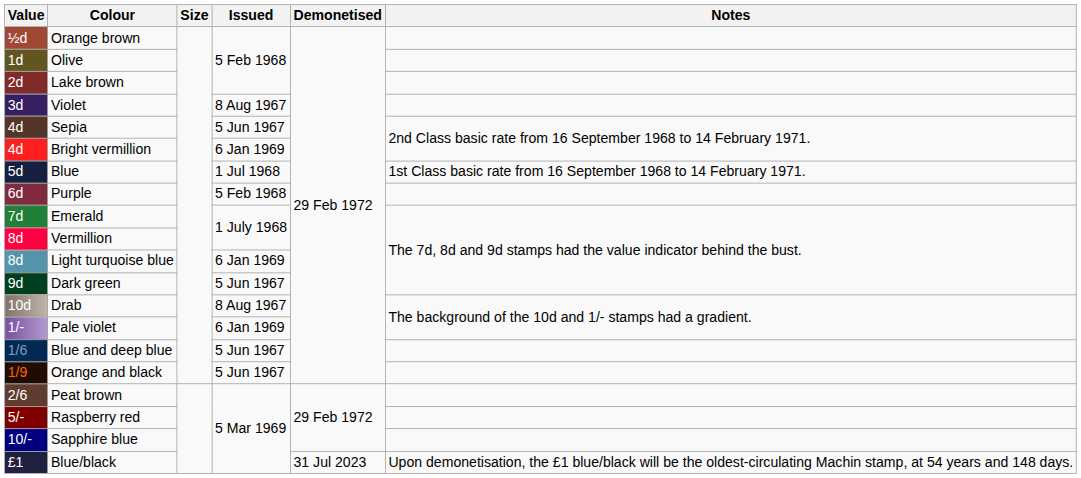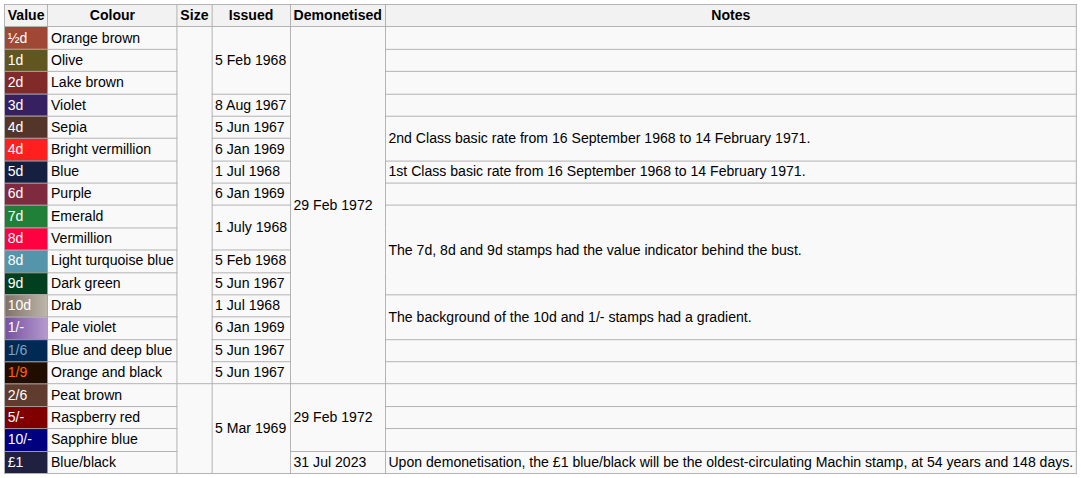(251, 194) 5 Feb 1968 -> (250, 194) 6 Jan 1969
(250, 261) 6 Jan 1969 -> (251, 261) 5 Feb 1968
(251, 305) 8 Aug 1967 -> (248, 305) 1 Jul 1968
